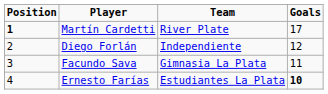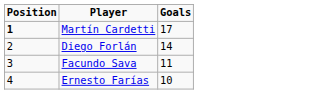- column: (223, 13)
(296, 47) 12 -> (166, 47) 14
(296, 81) bold -> (166, 81) normal
